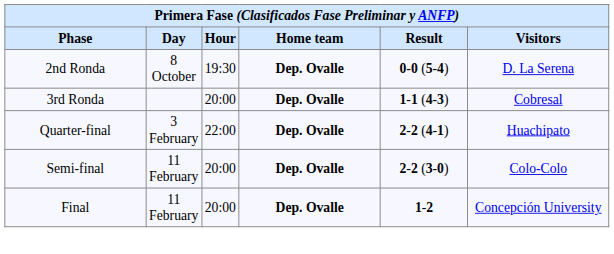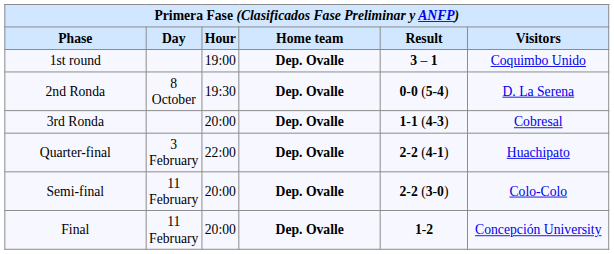+ row: (75, 60)
